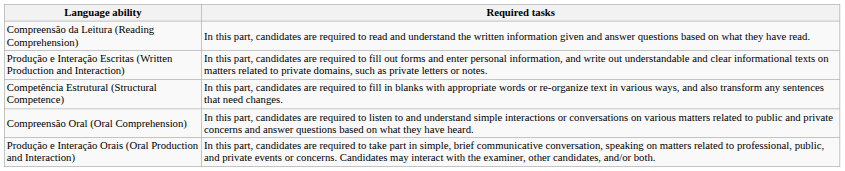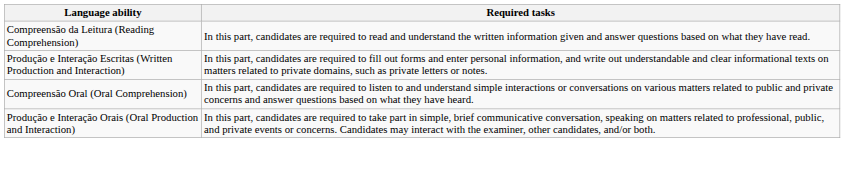- row: (82, 94)
